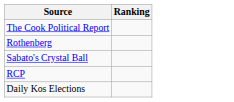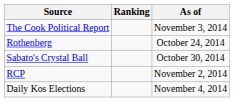+ column: (191, 12)
